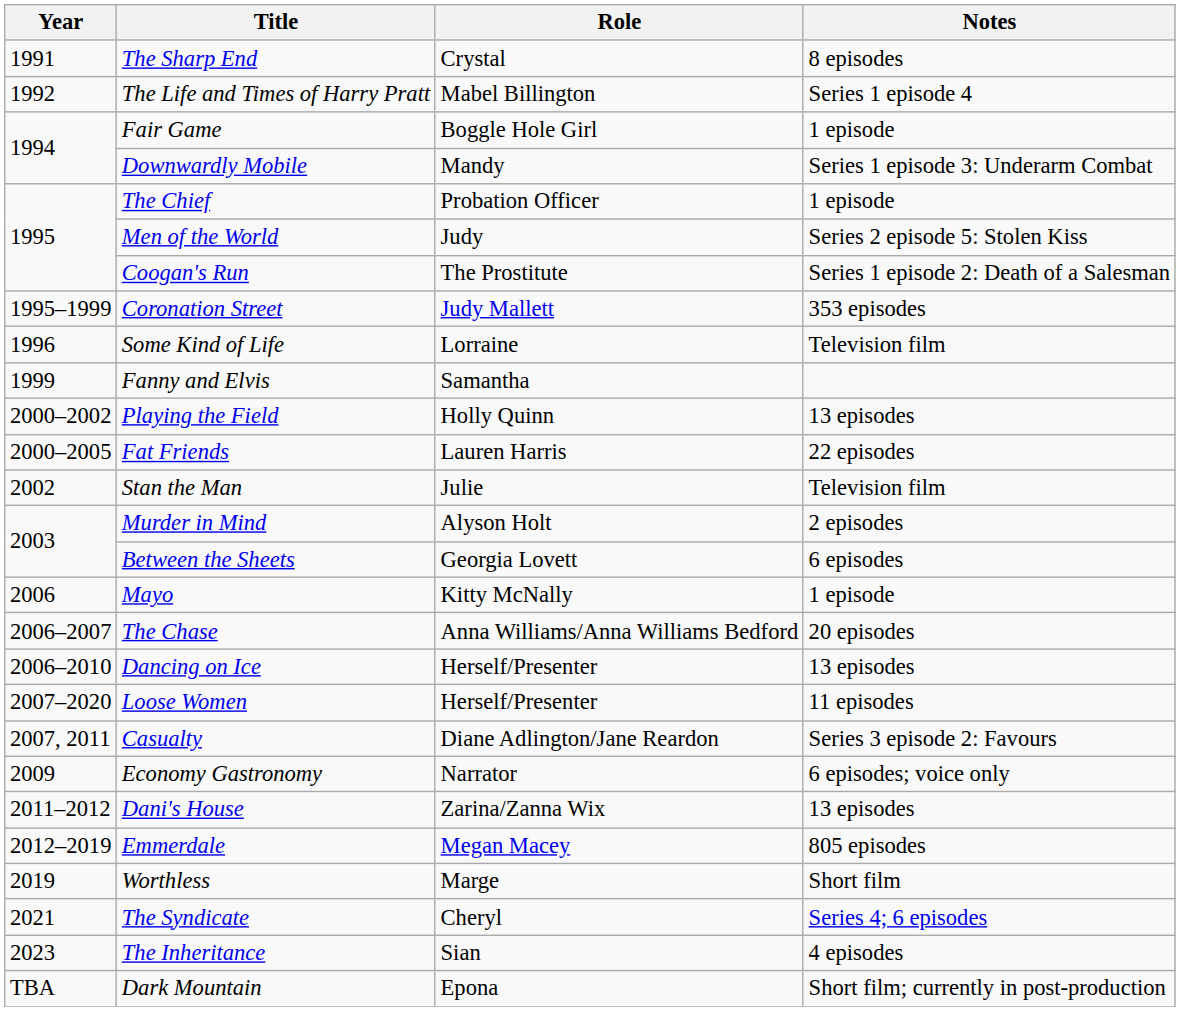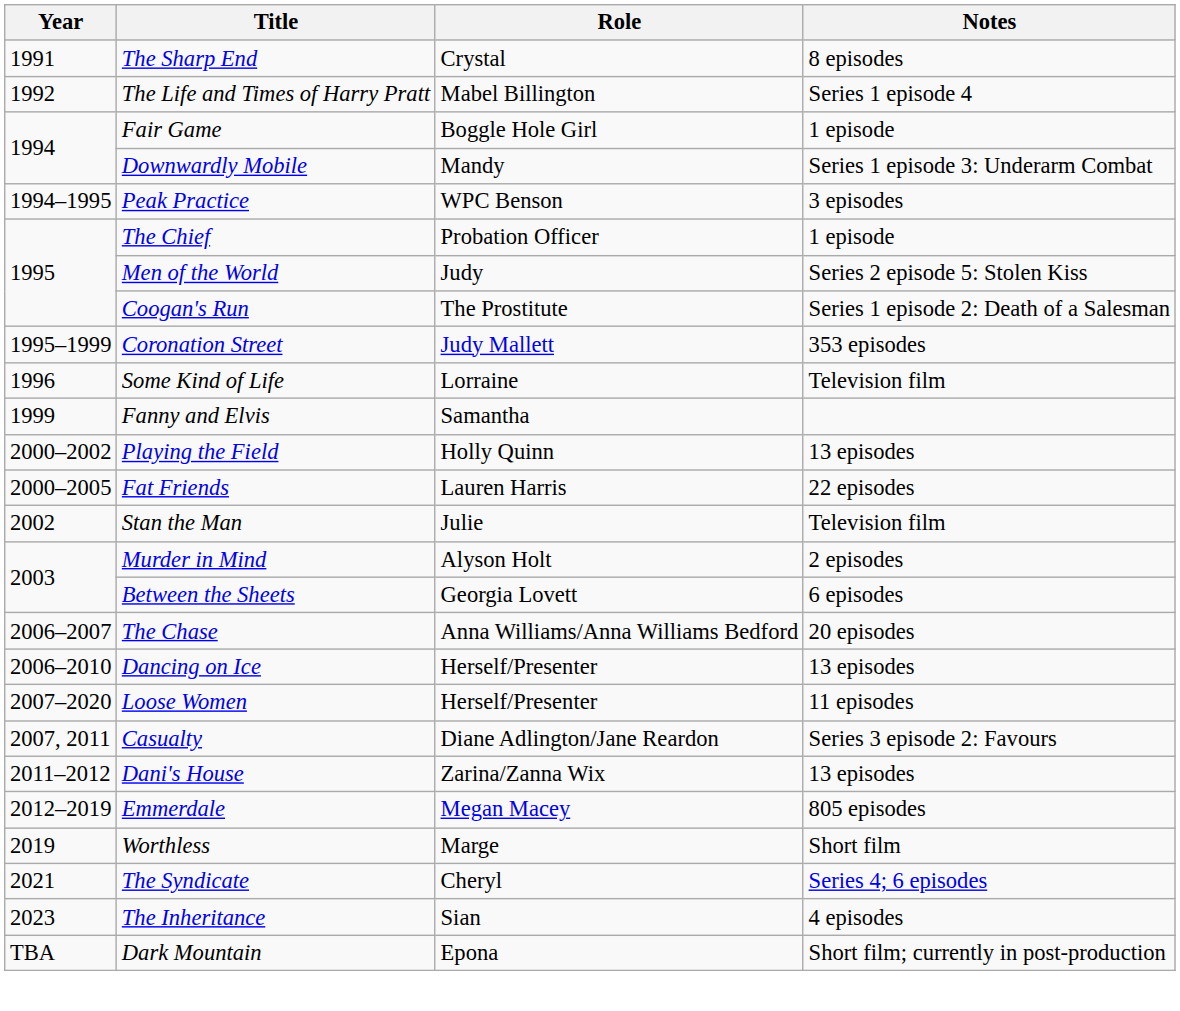+ row: (185, 201)
- row: (148, 594)
- row: (222, 773)
